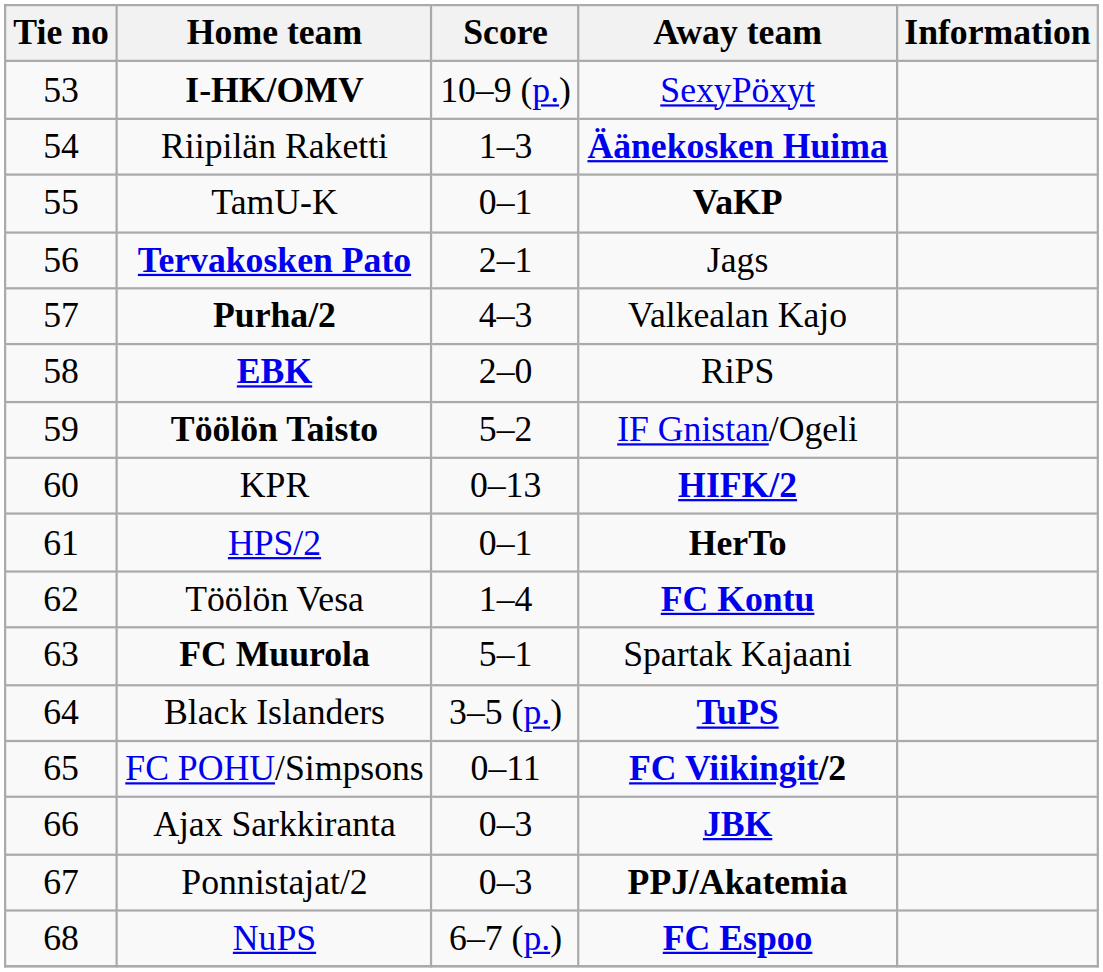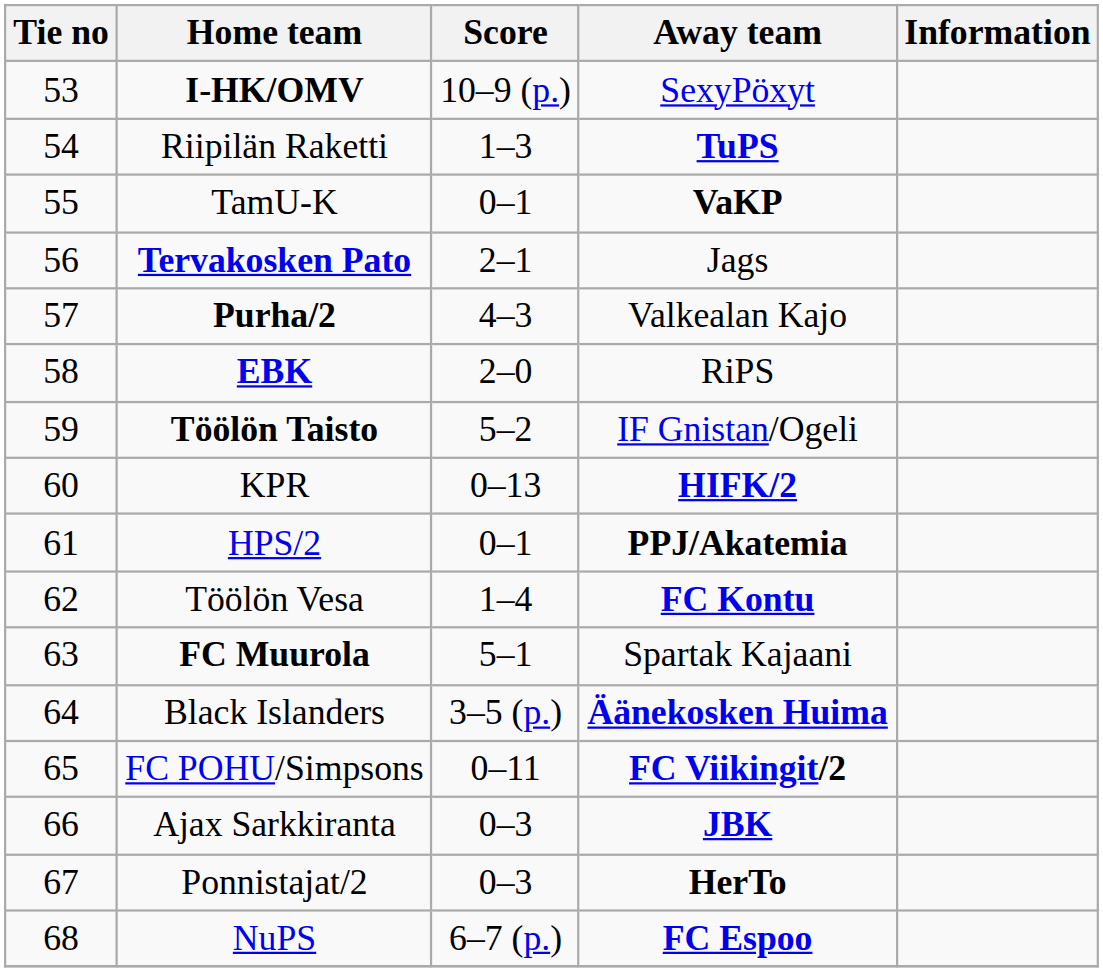(738, 145) Äänekosken Huima -> (738, 145) TuPS
(738, 542) HerTo -> (738, 542) PPJ/Akatemia
(738, 711) TuPS -> (738, 711) Äänekosken Huima
(738, 881) PPJ/Akatemia -> (738, 881) HerTo
